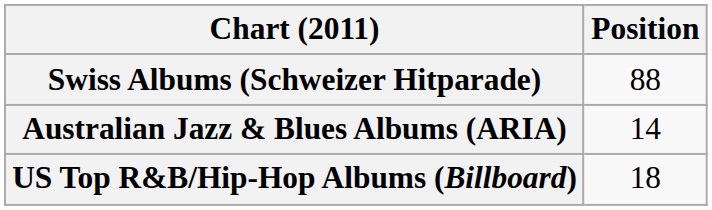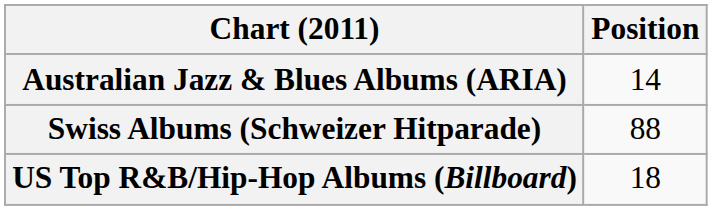rows swapped: (295, 128) <-> (295, 79)
